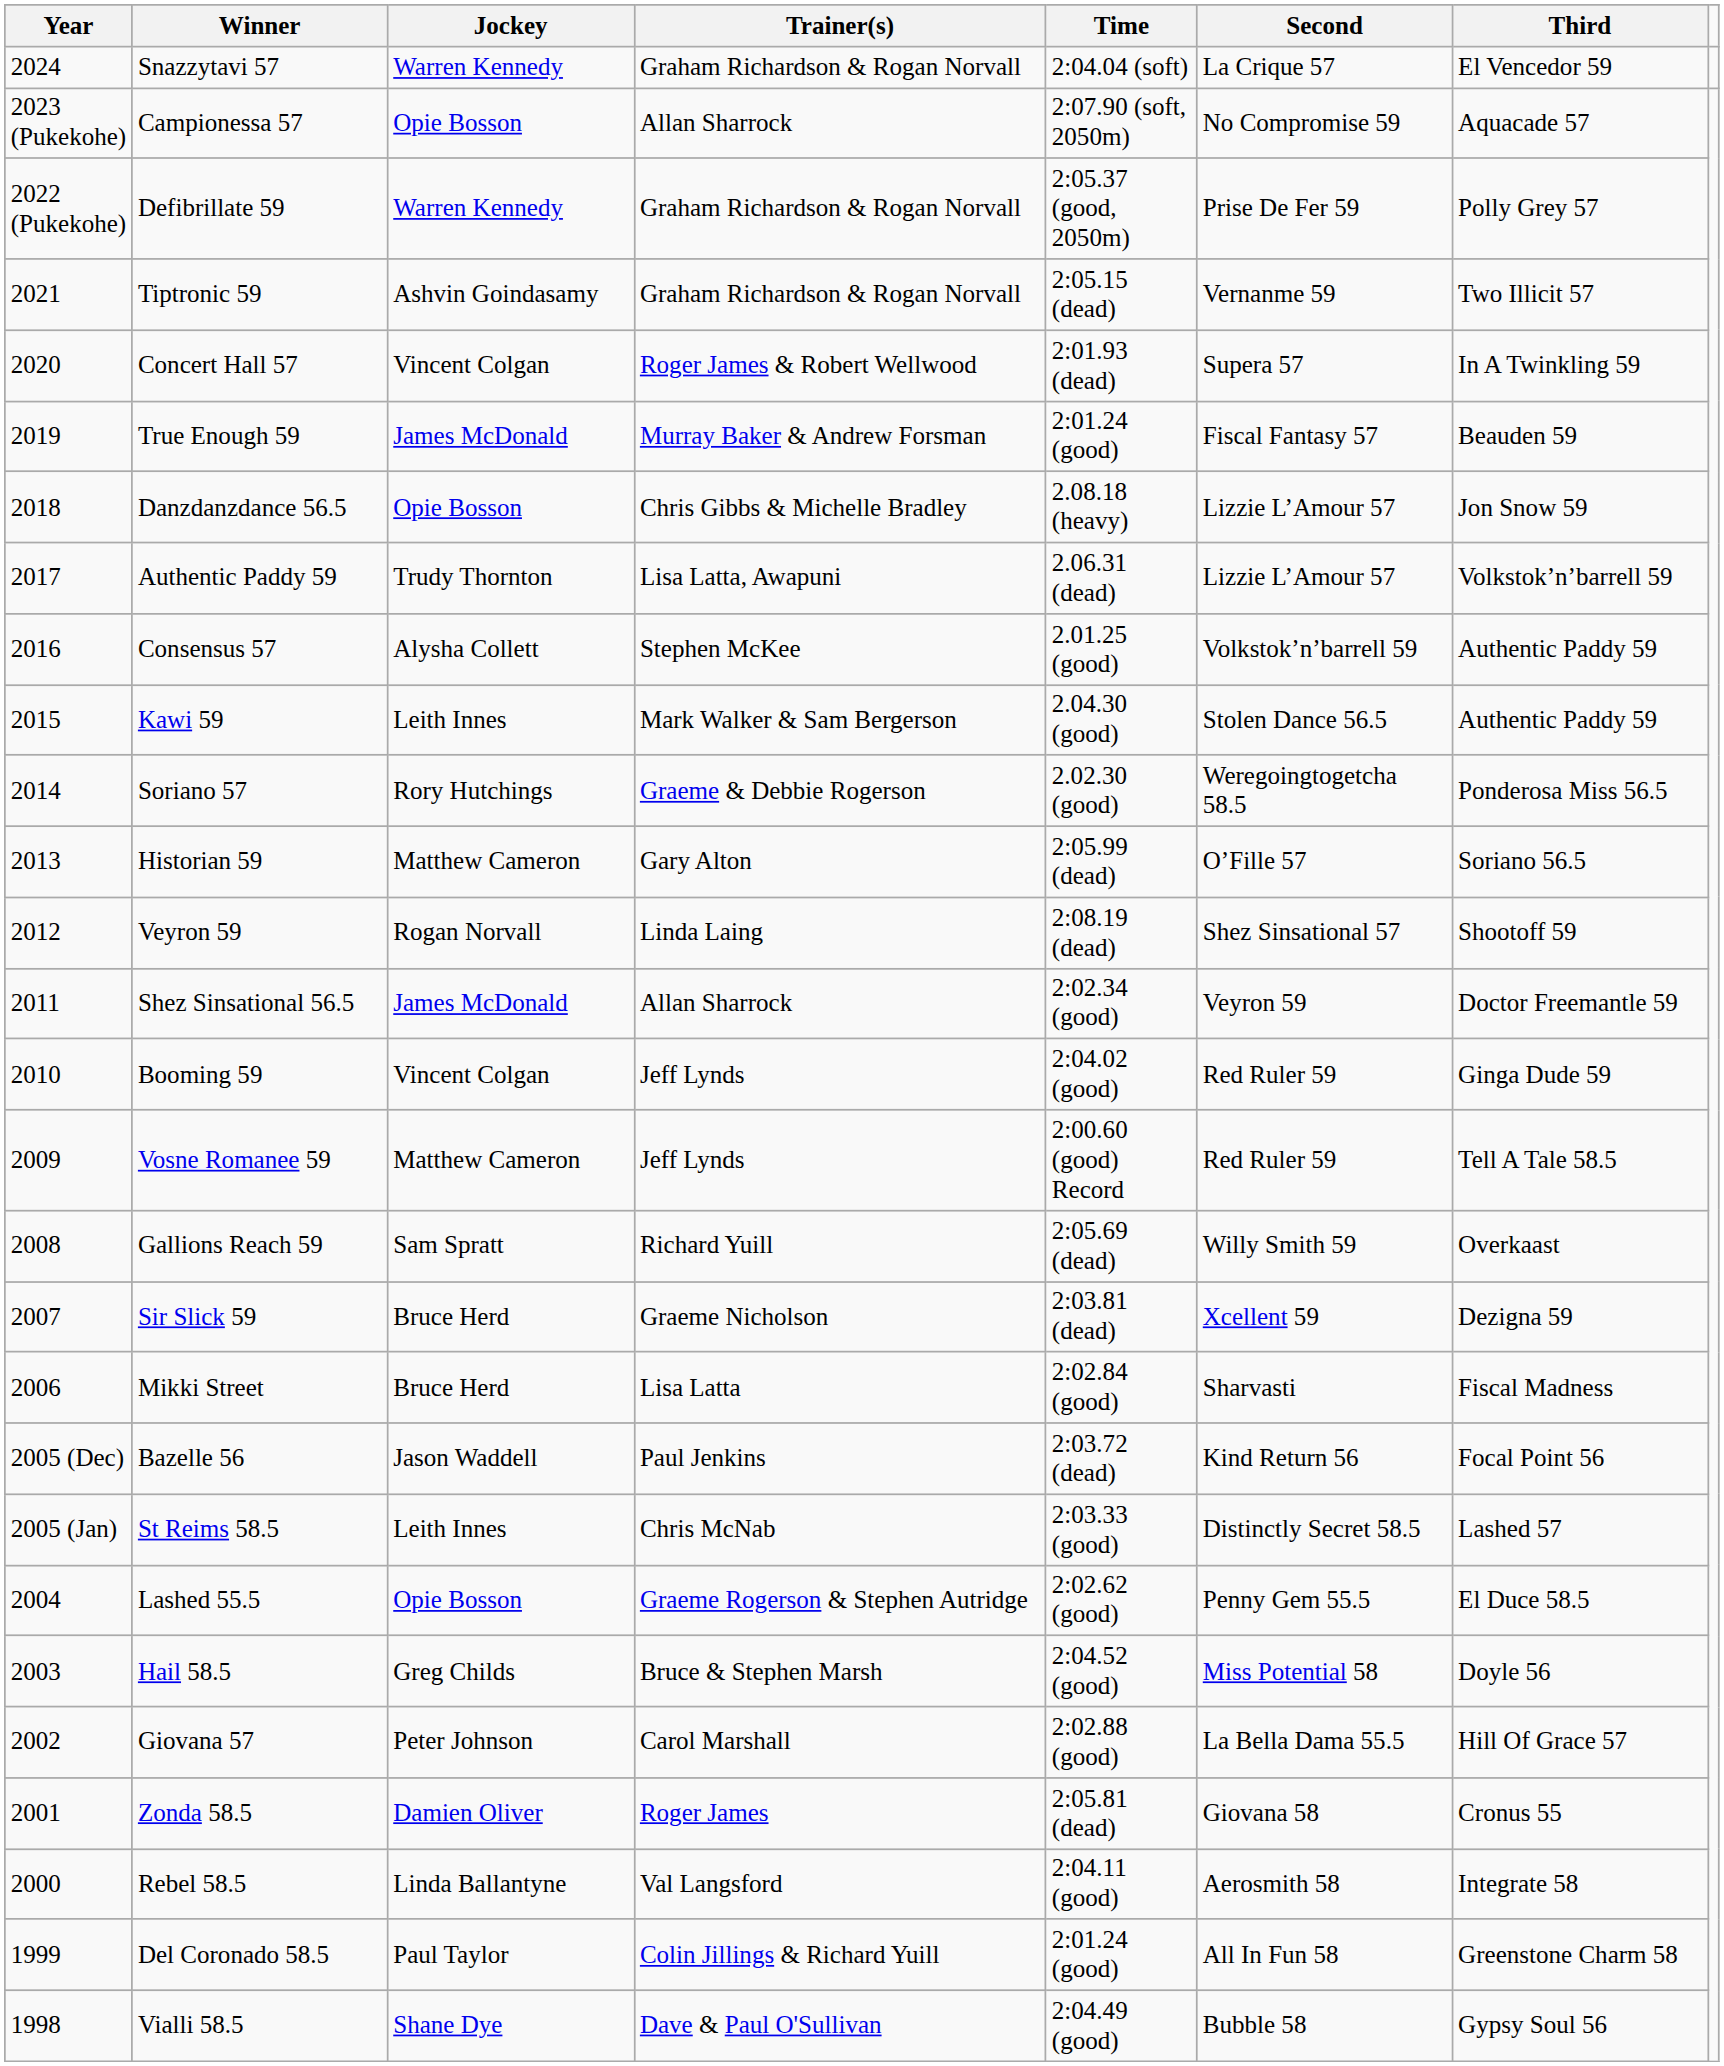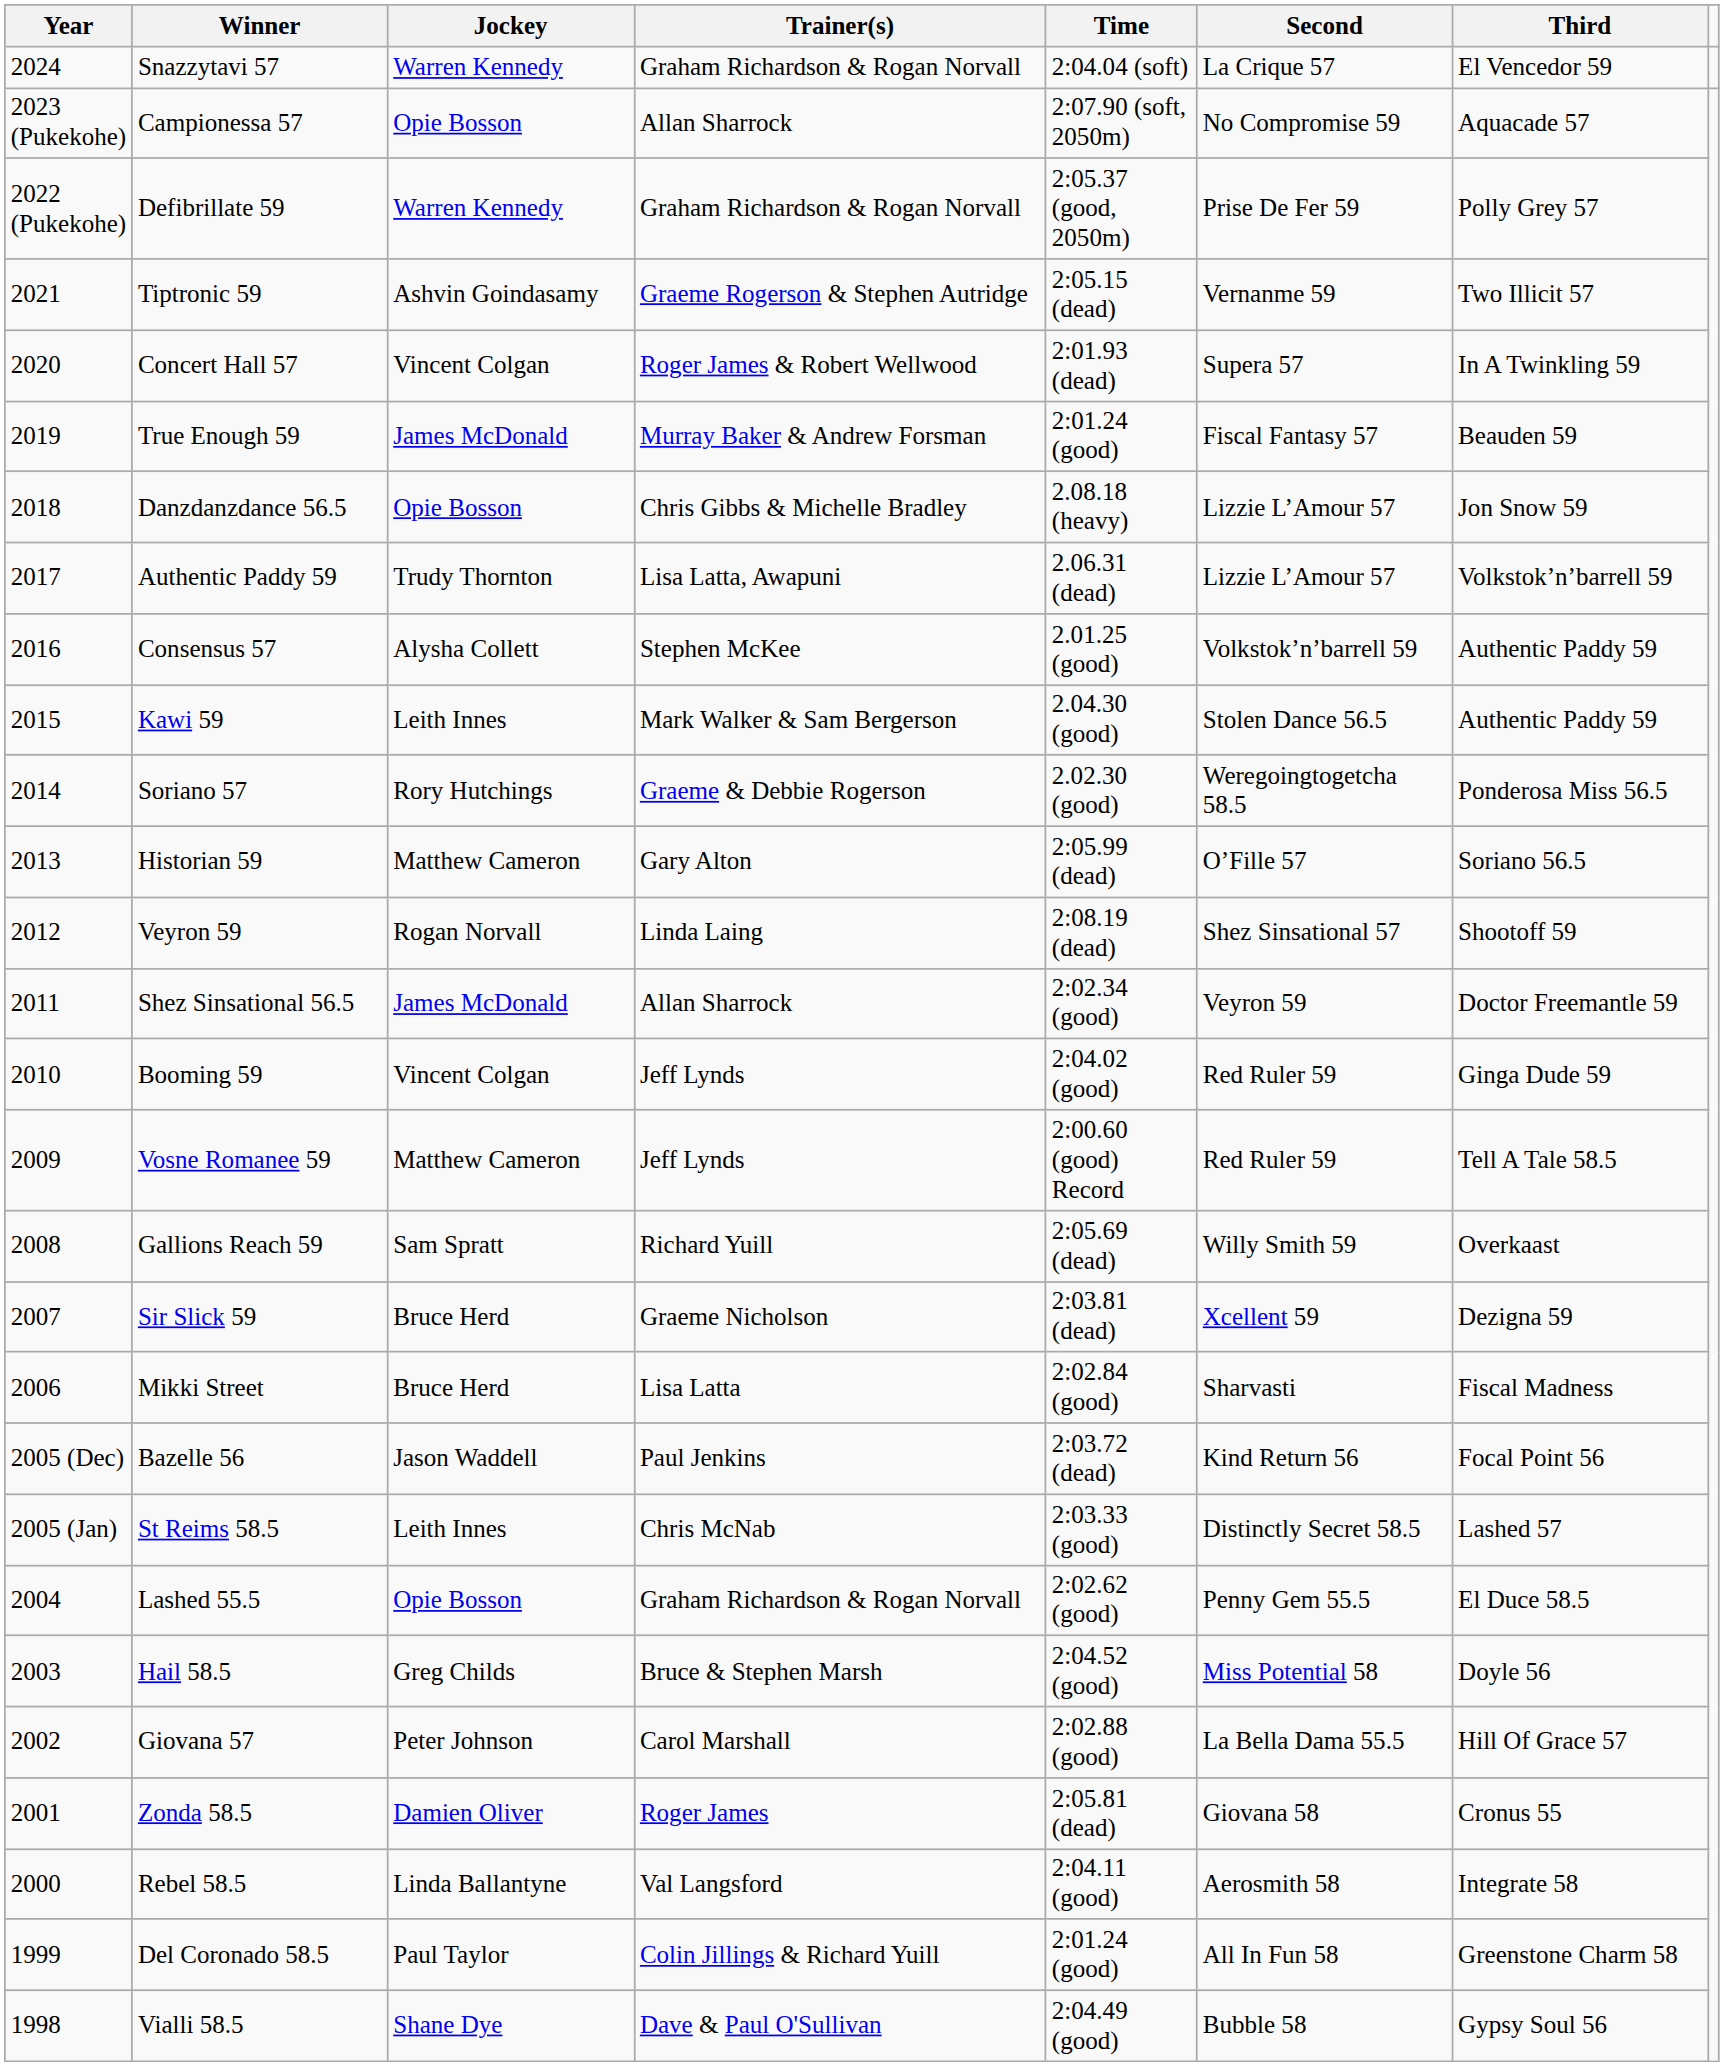(830, 294) Graham Richardson & Rogan Norvall -> (834, 294) Graeme Rogerson & Stephen Autridge
(834, 1600) Graeme Rogerson & Stephen Autridge -> (830, 1600) Graham Richardson & Rogan Norvall
